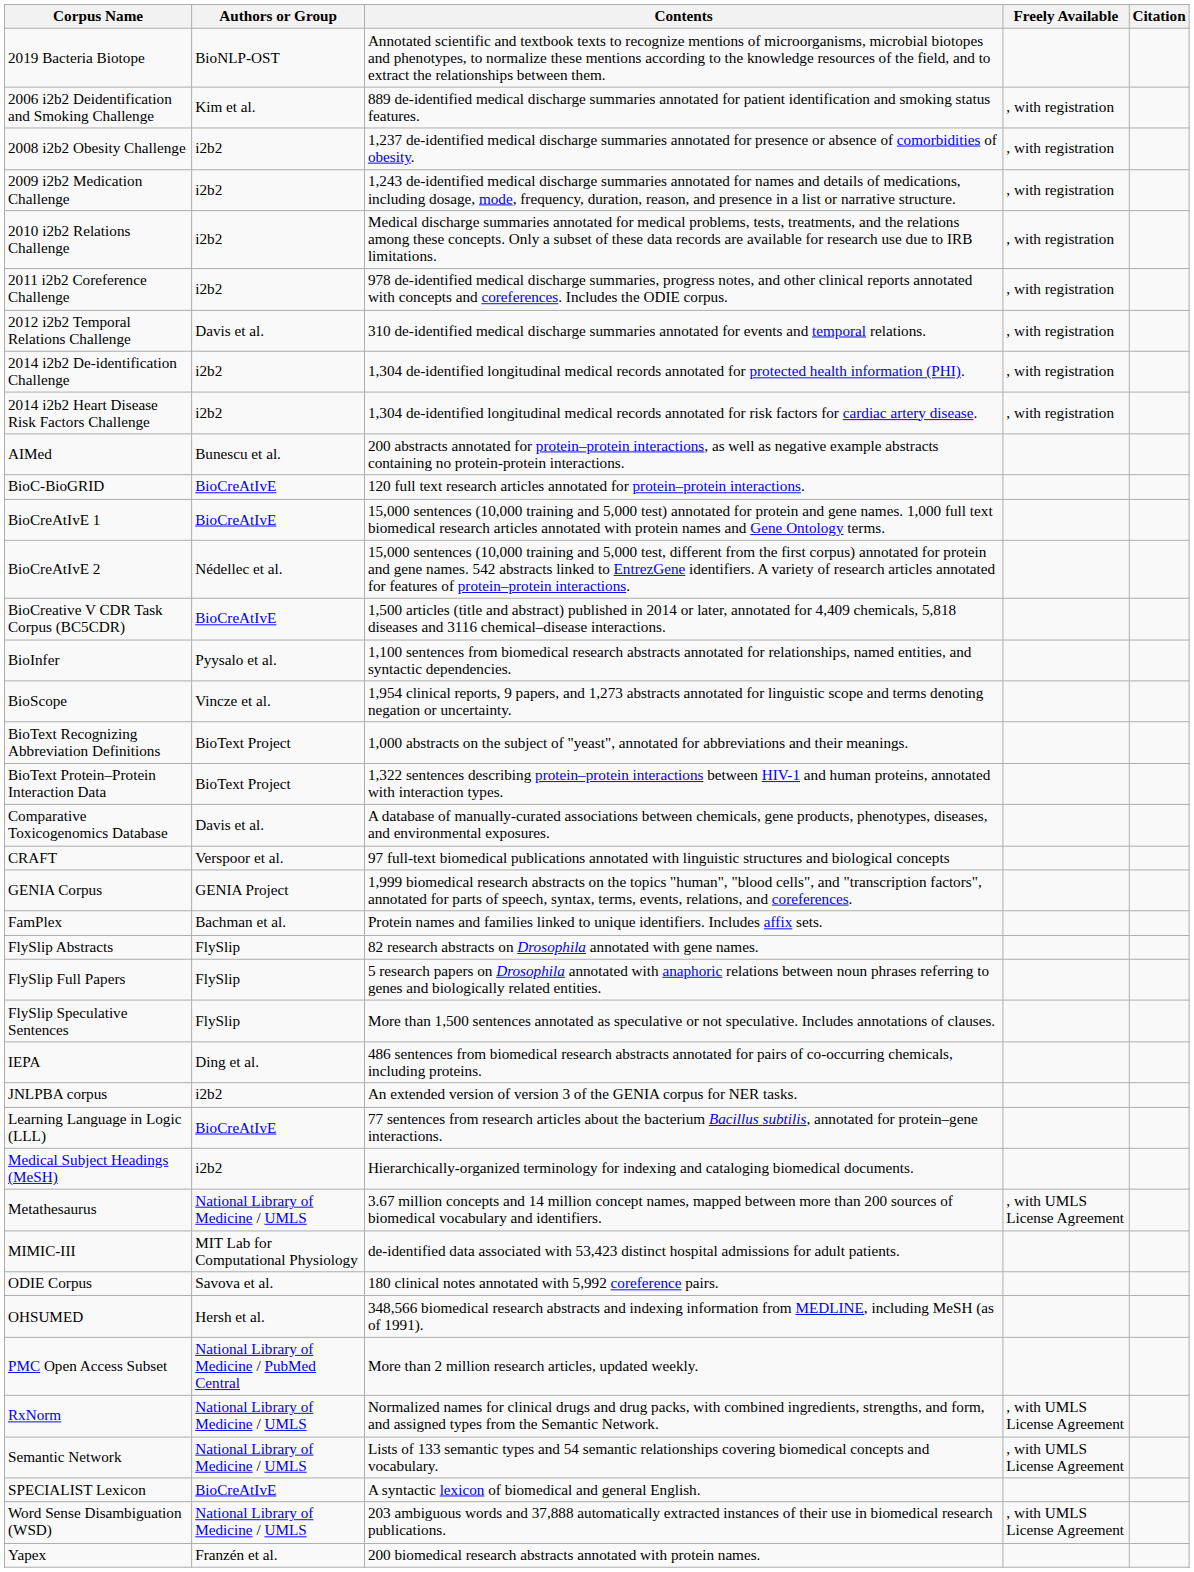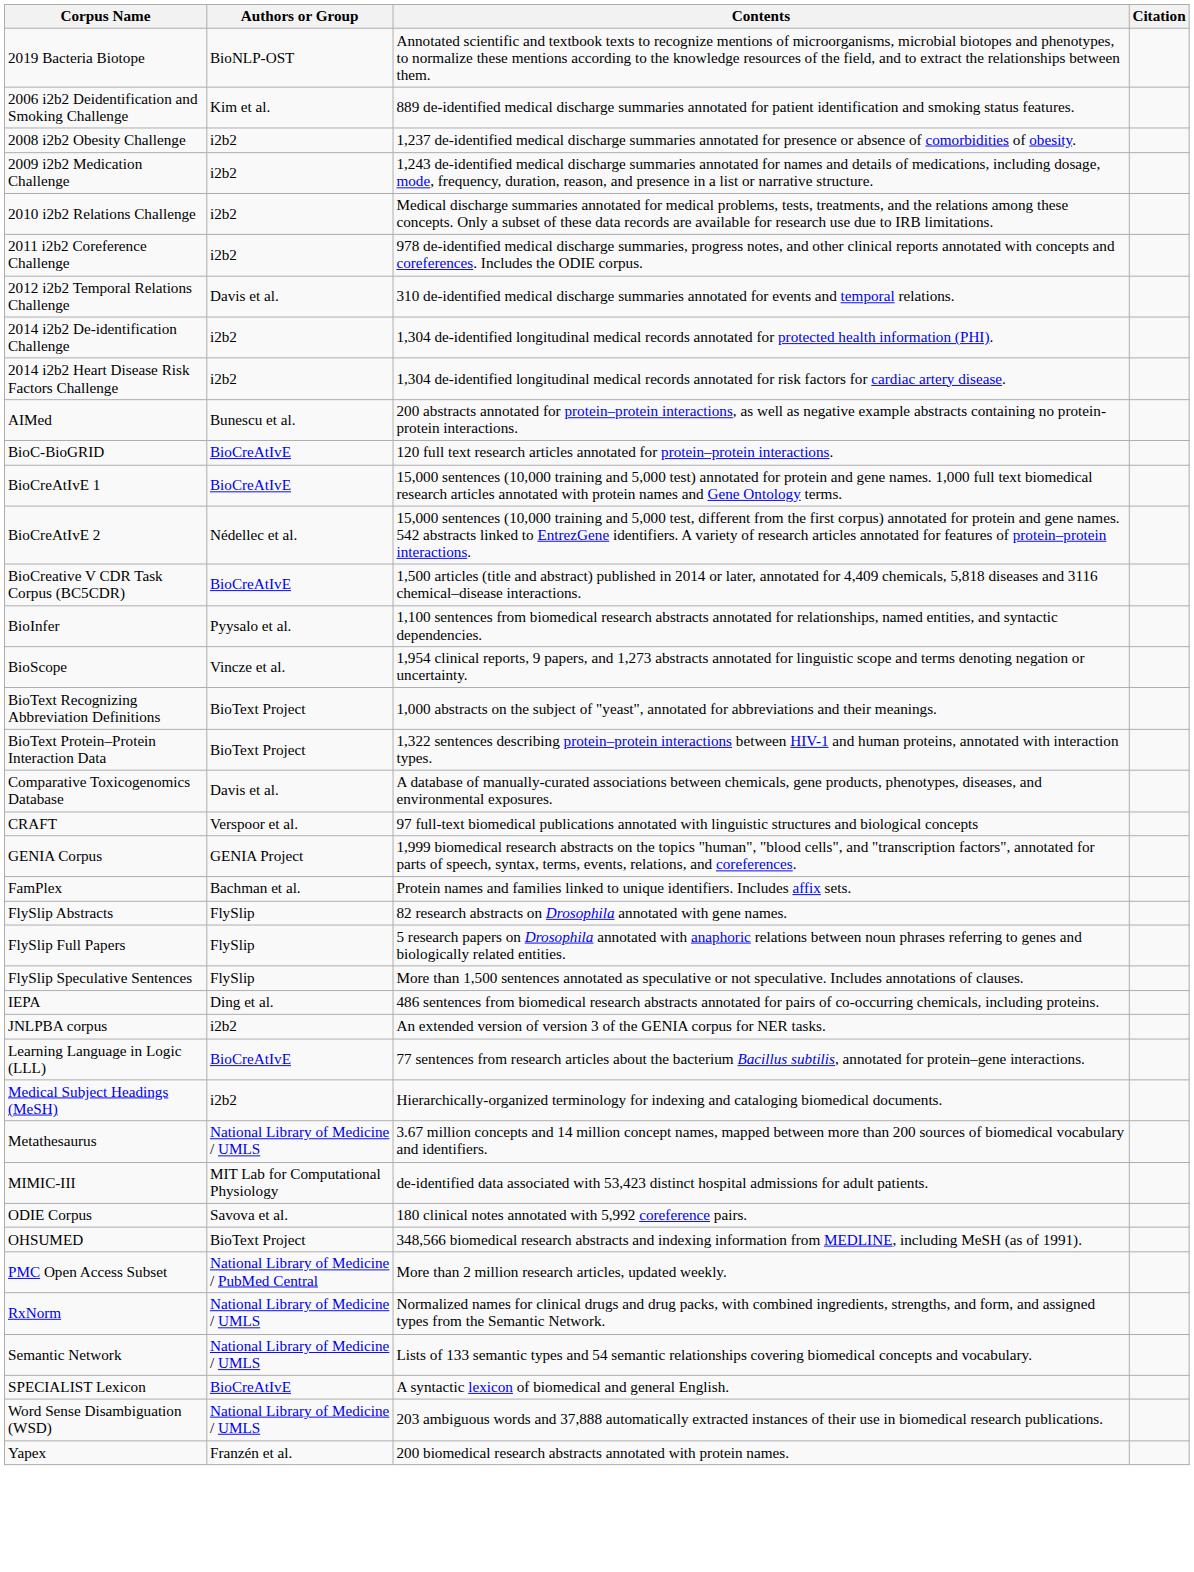- column: (1066, 16)
(230, 1316) Hersh et al. -> (258, 1239) BioText Project
